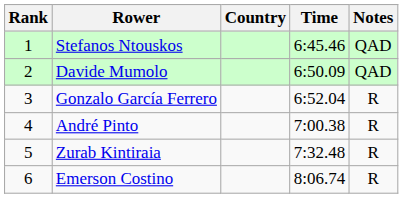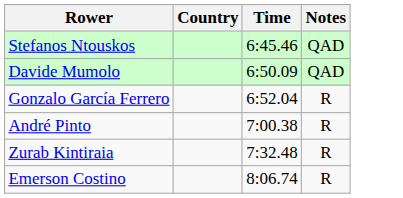- column: (28, 17)
